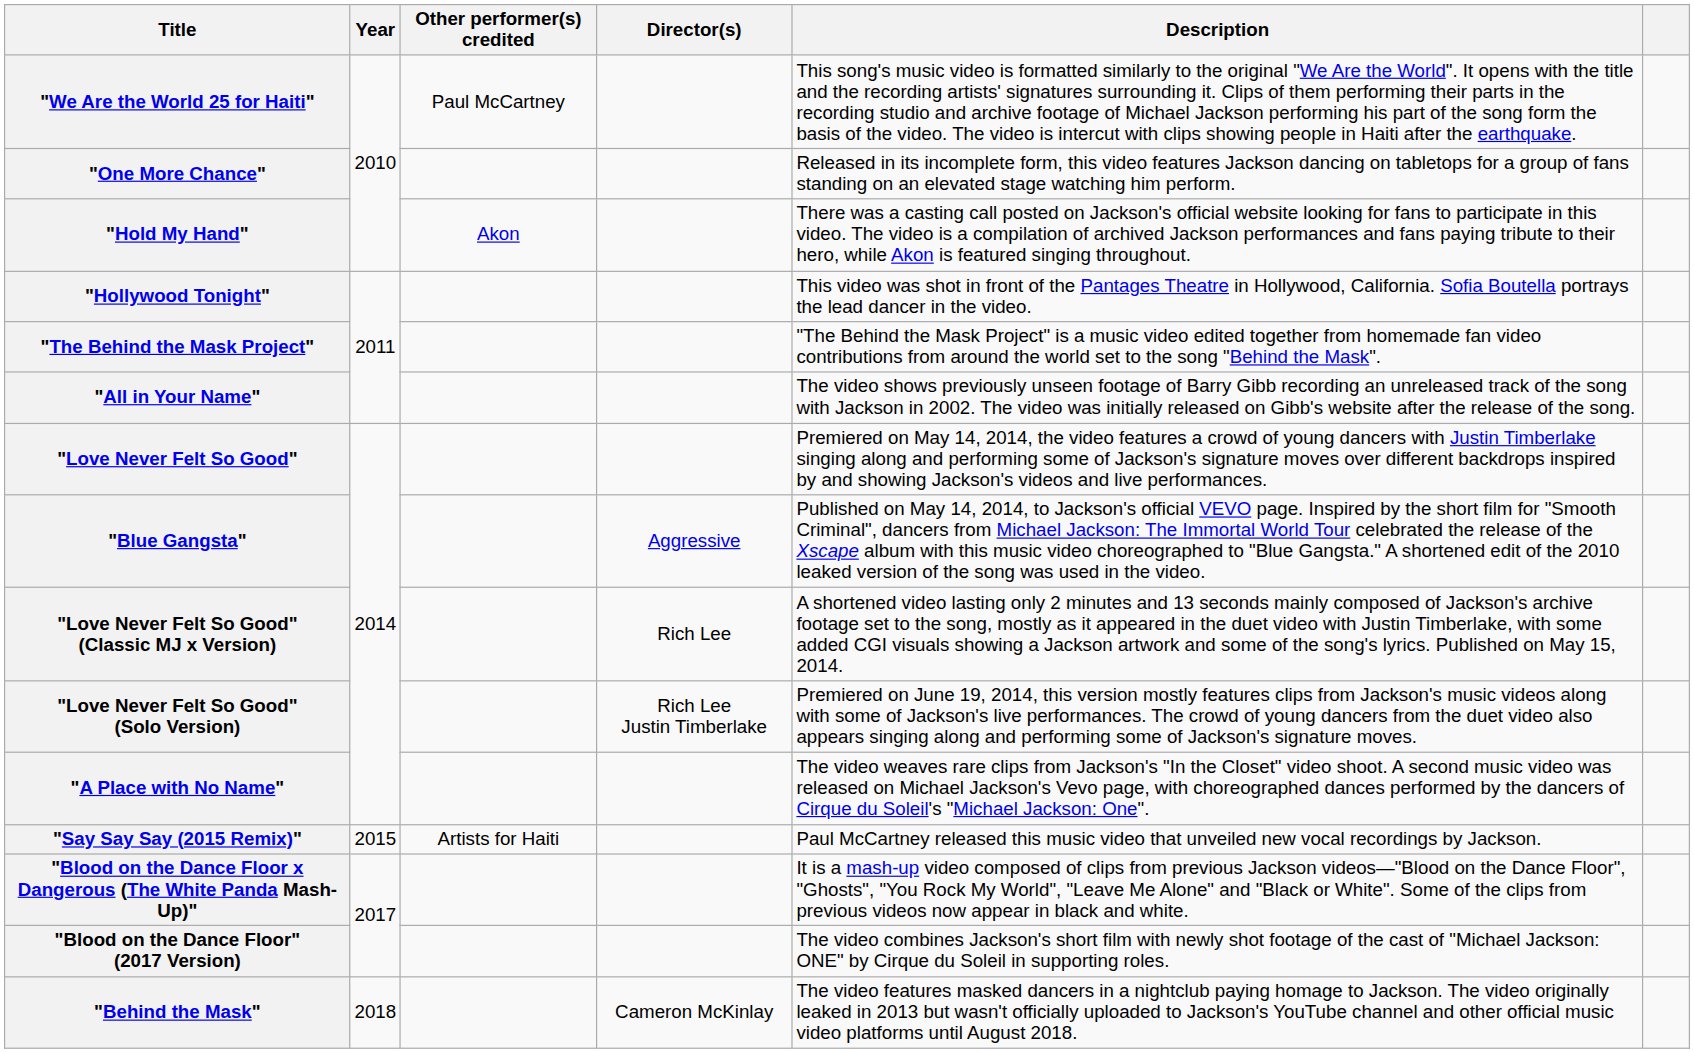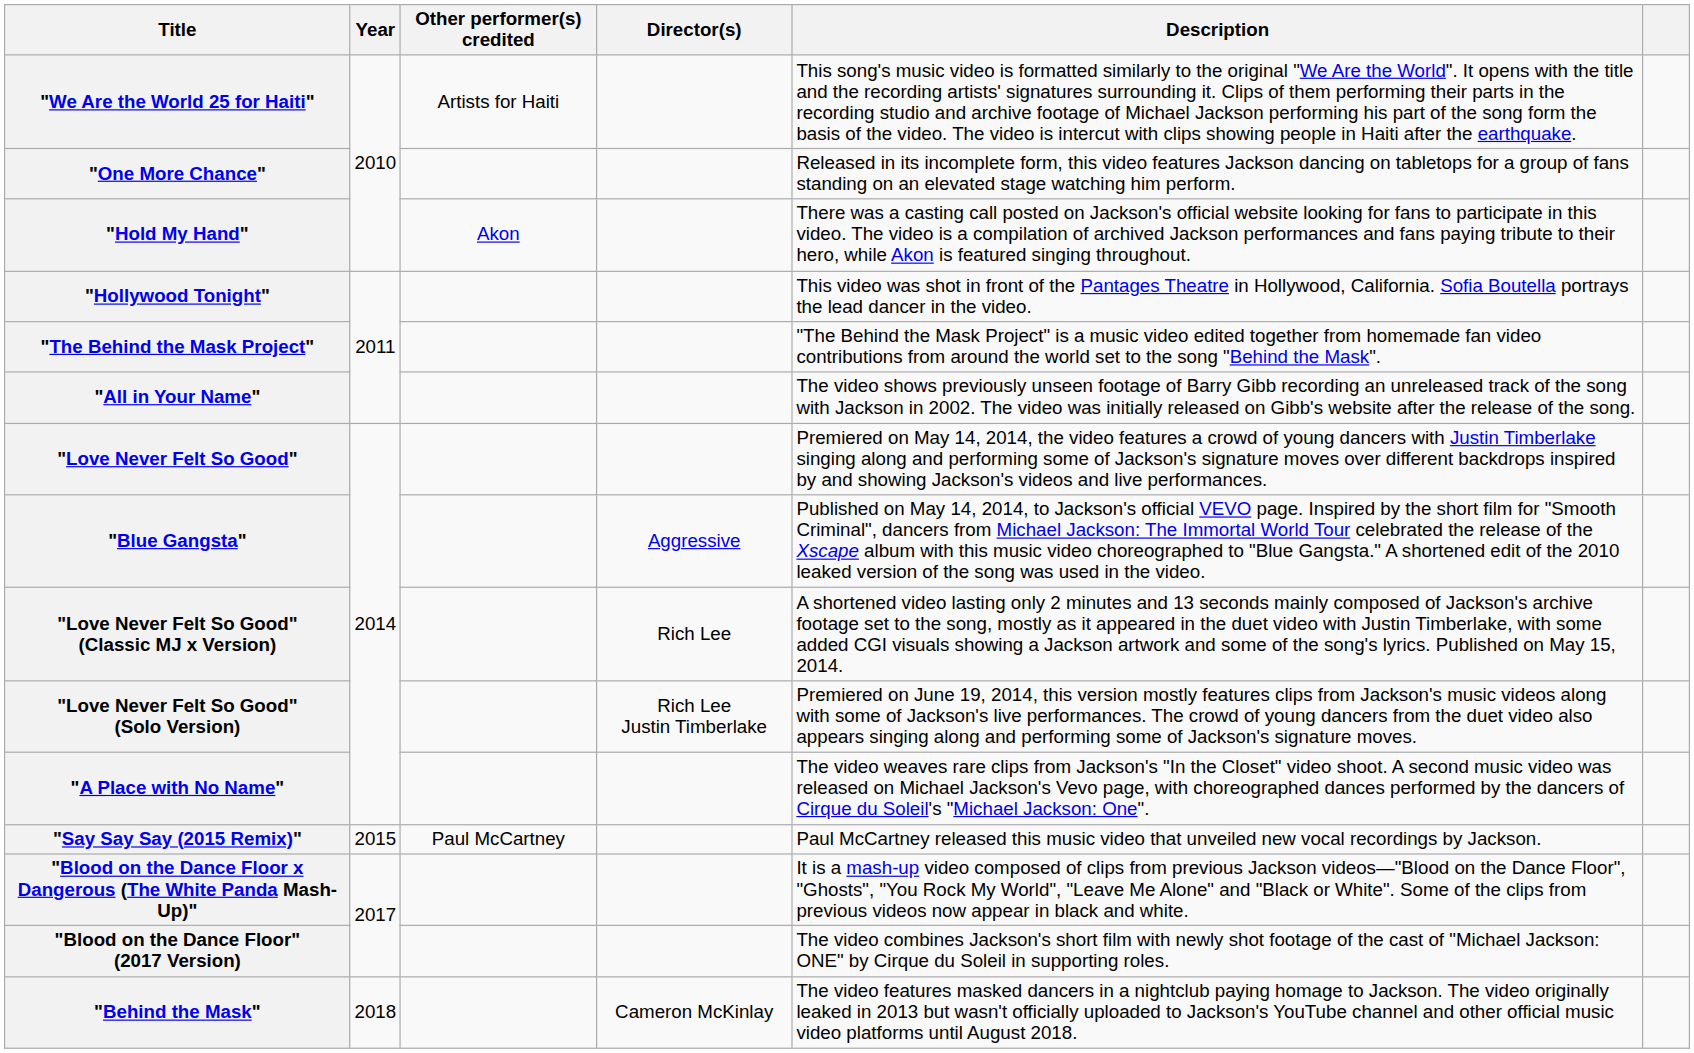(498, 101) Paul McCartney -> (498, 101) Artists for Haiti
(498, 838) Artists for Haiti -> (498, 838) Paul McCartney
